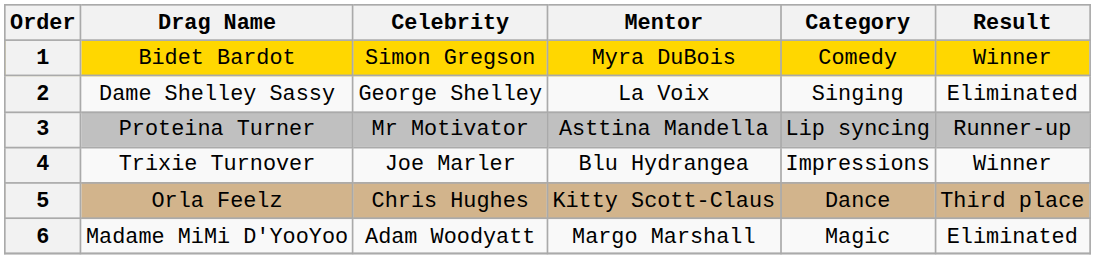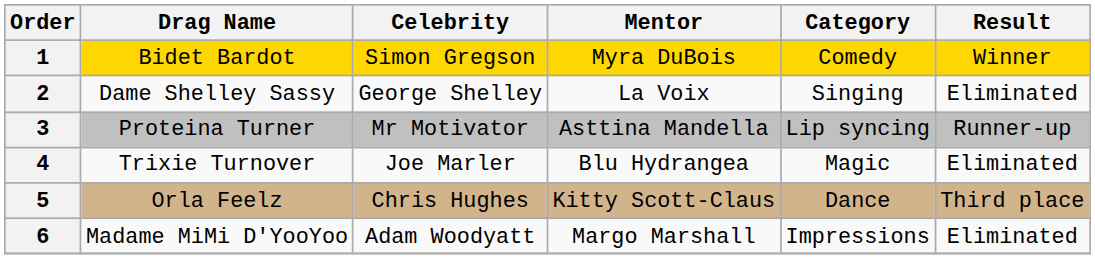(858, 165) Impressions -> (858, 165) Magic
(1012, 165) Winner -> (1012, 165) Eliminated
(858, 236) Magic -> (858, 236) Impressions
